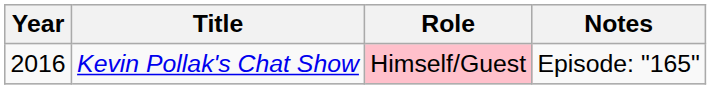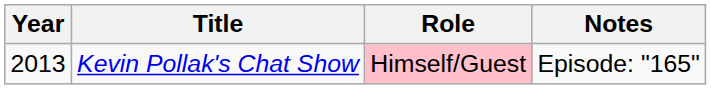(38, 63) 2016 -> (38, 63) 2013
